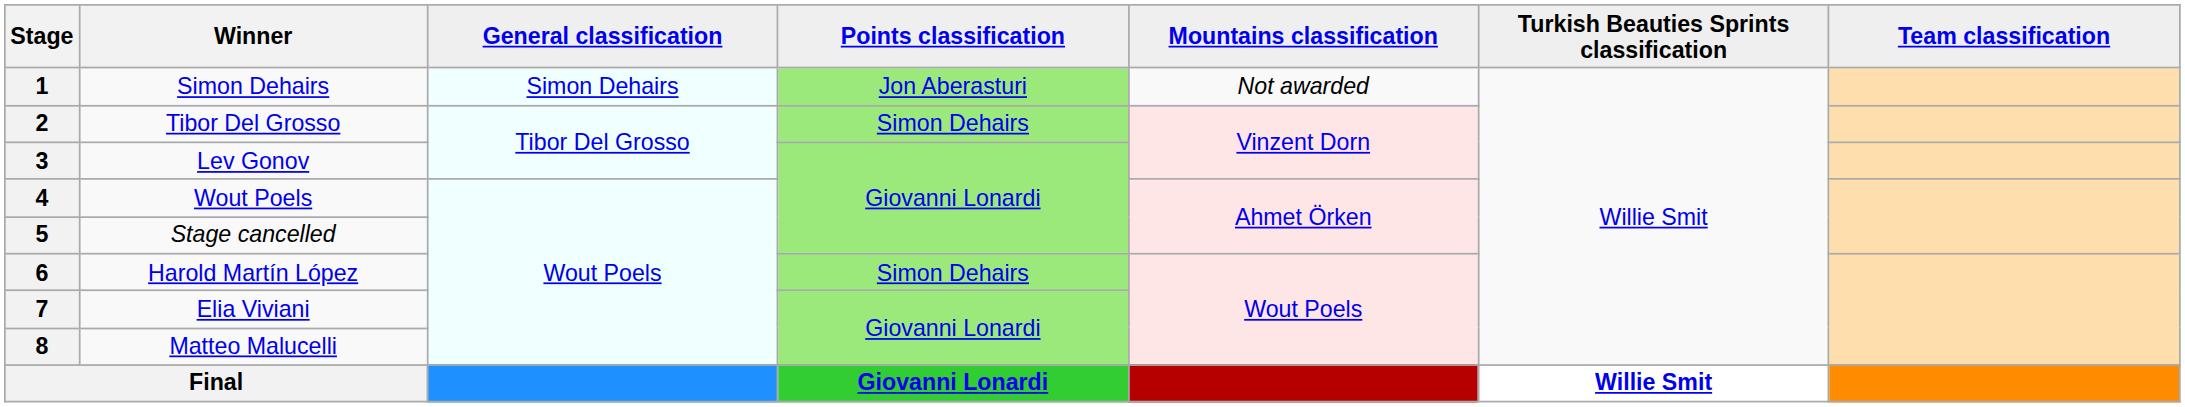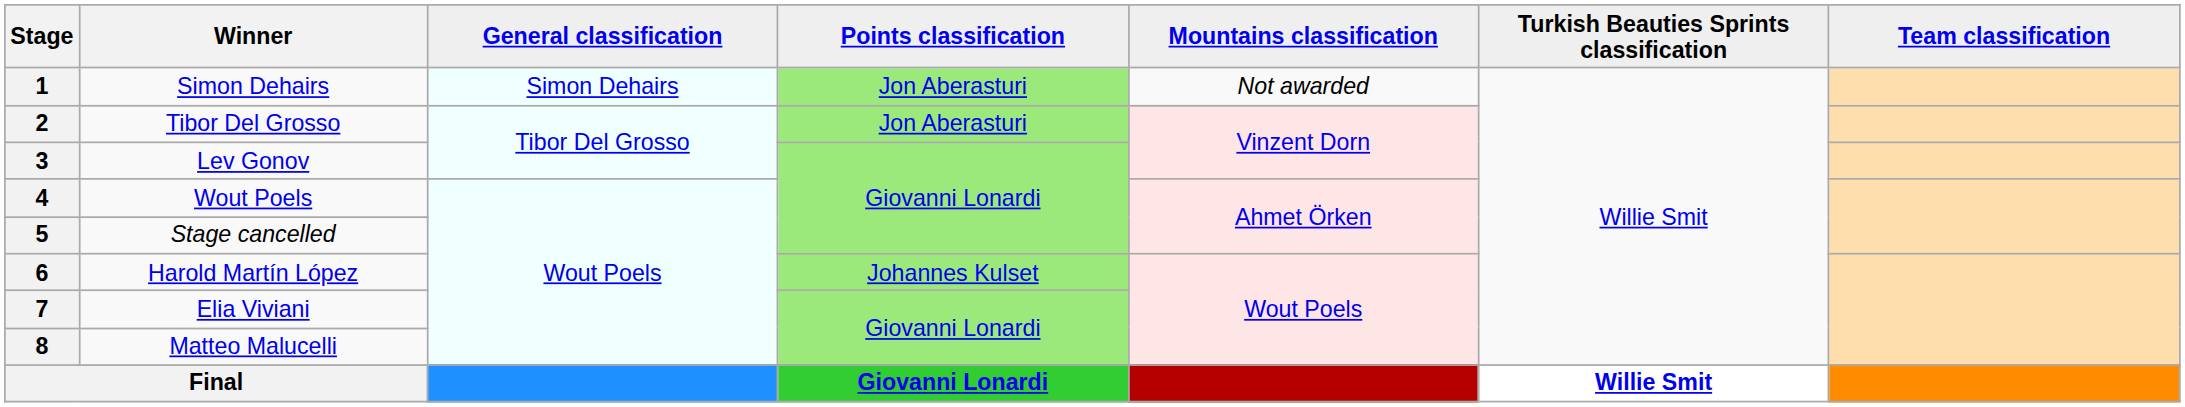(953, 124) Simon Dehairs -> (953, 124) Jon Aberasturi
(953, 272) Simon Dehairs -> (953, 272) Johannes Kulset
